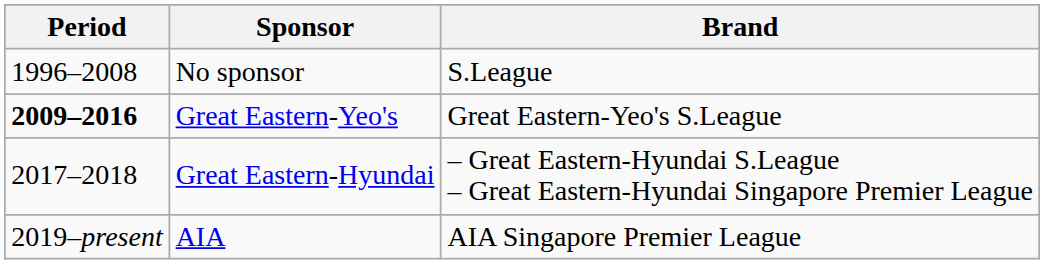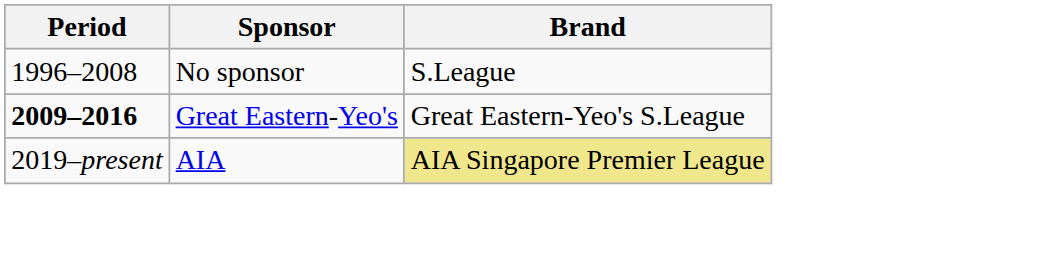- row: (305, 175)
(624, 235) no background -> (588, 159) khaki background
